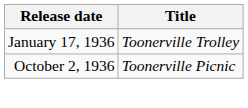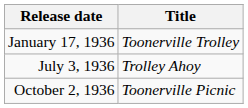+ row: (76, 66)
